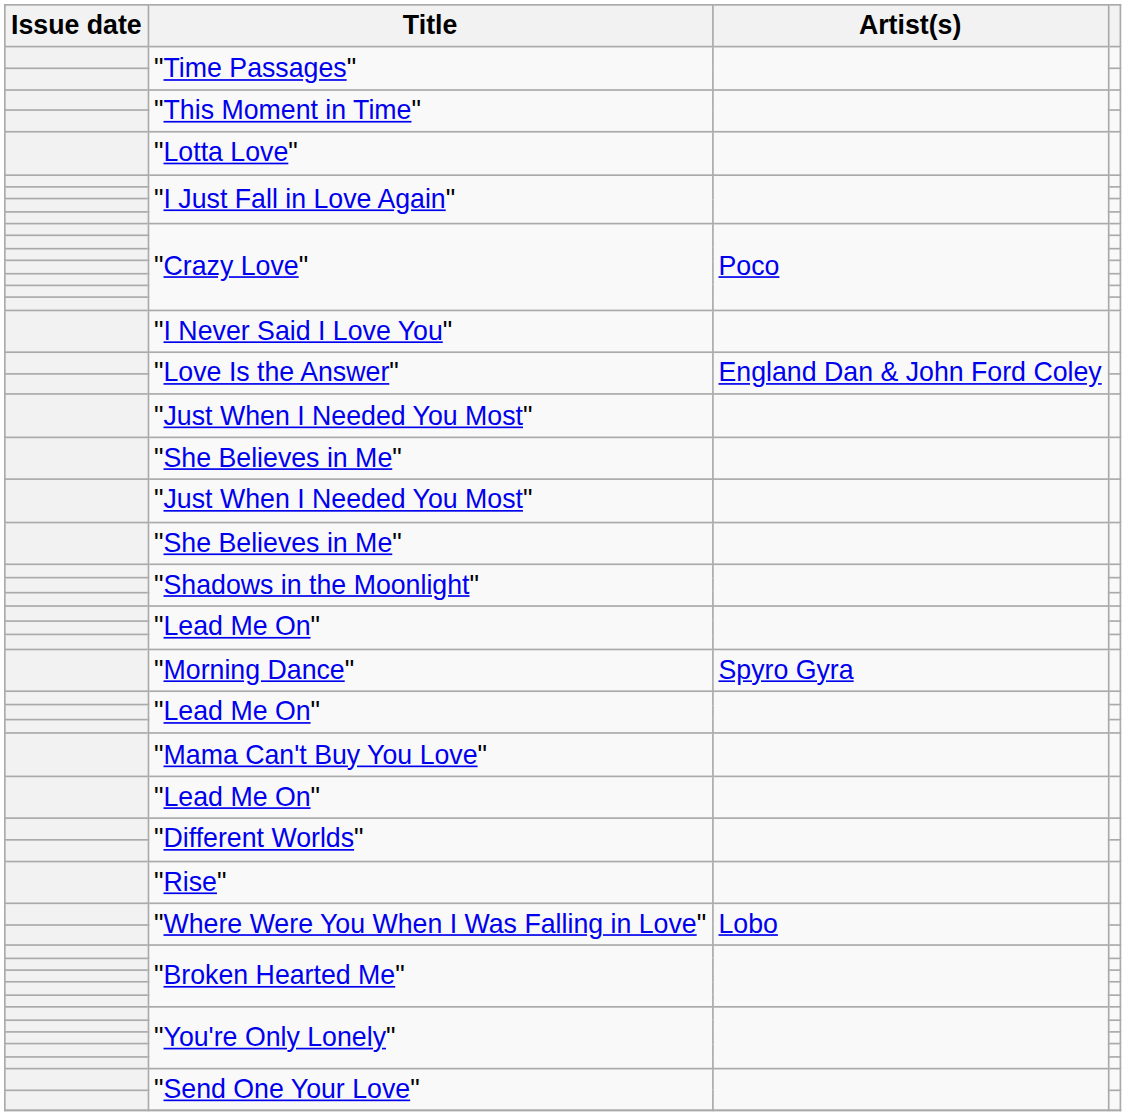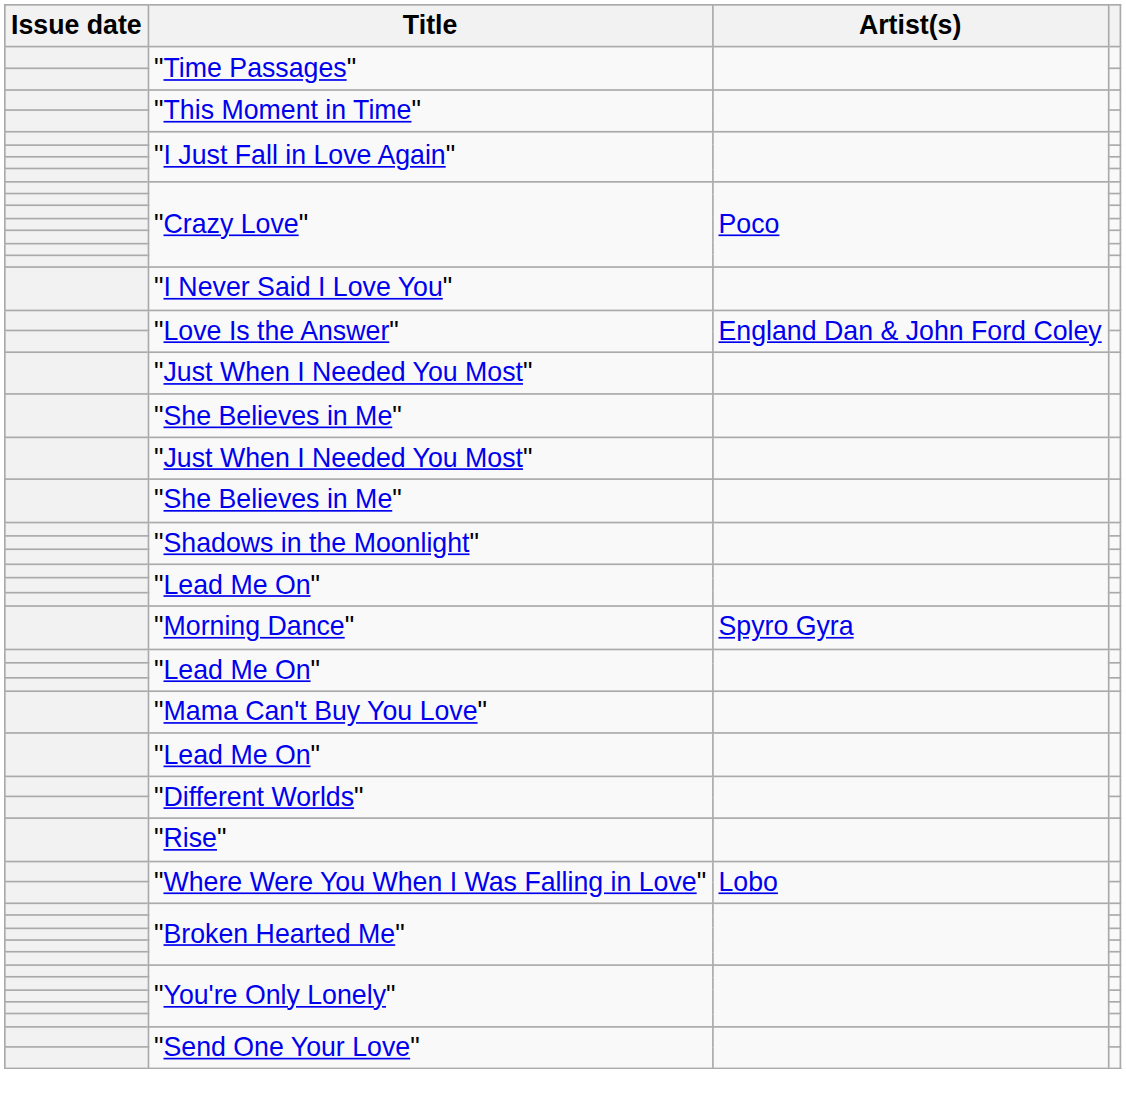- row: (226, 152)
